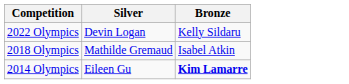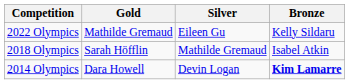+ column: (128, 13)
(115, 32) Devin Logan -> (202, 32) Eileen Gu
(108, 69) Eileen Gu -> (209, 69) Devin Logan
